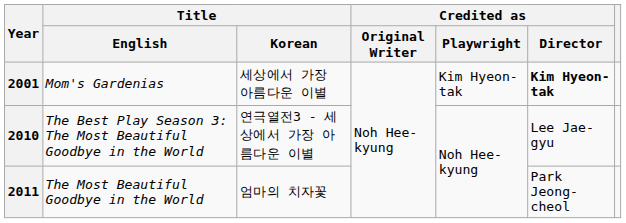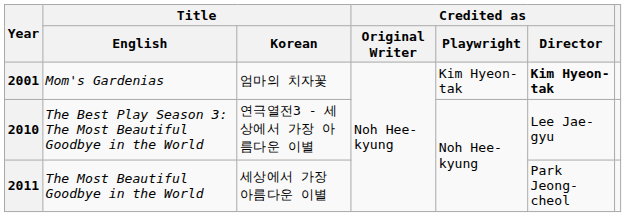(284, 83) 세상에서 가장 아름다운 이별 -> (284, 80) 엄마의 치자꽃
(284, 191) 엄마의 치자꽃 -> (284, 185) 세상에서 가장 아름다운 이별
